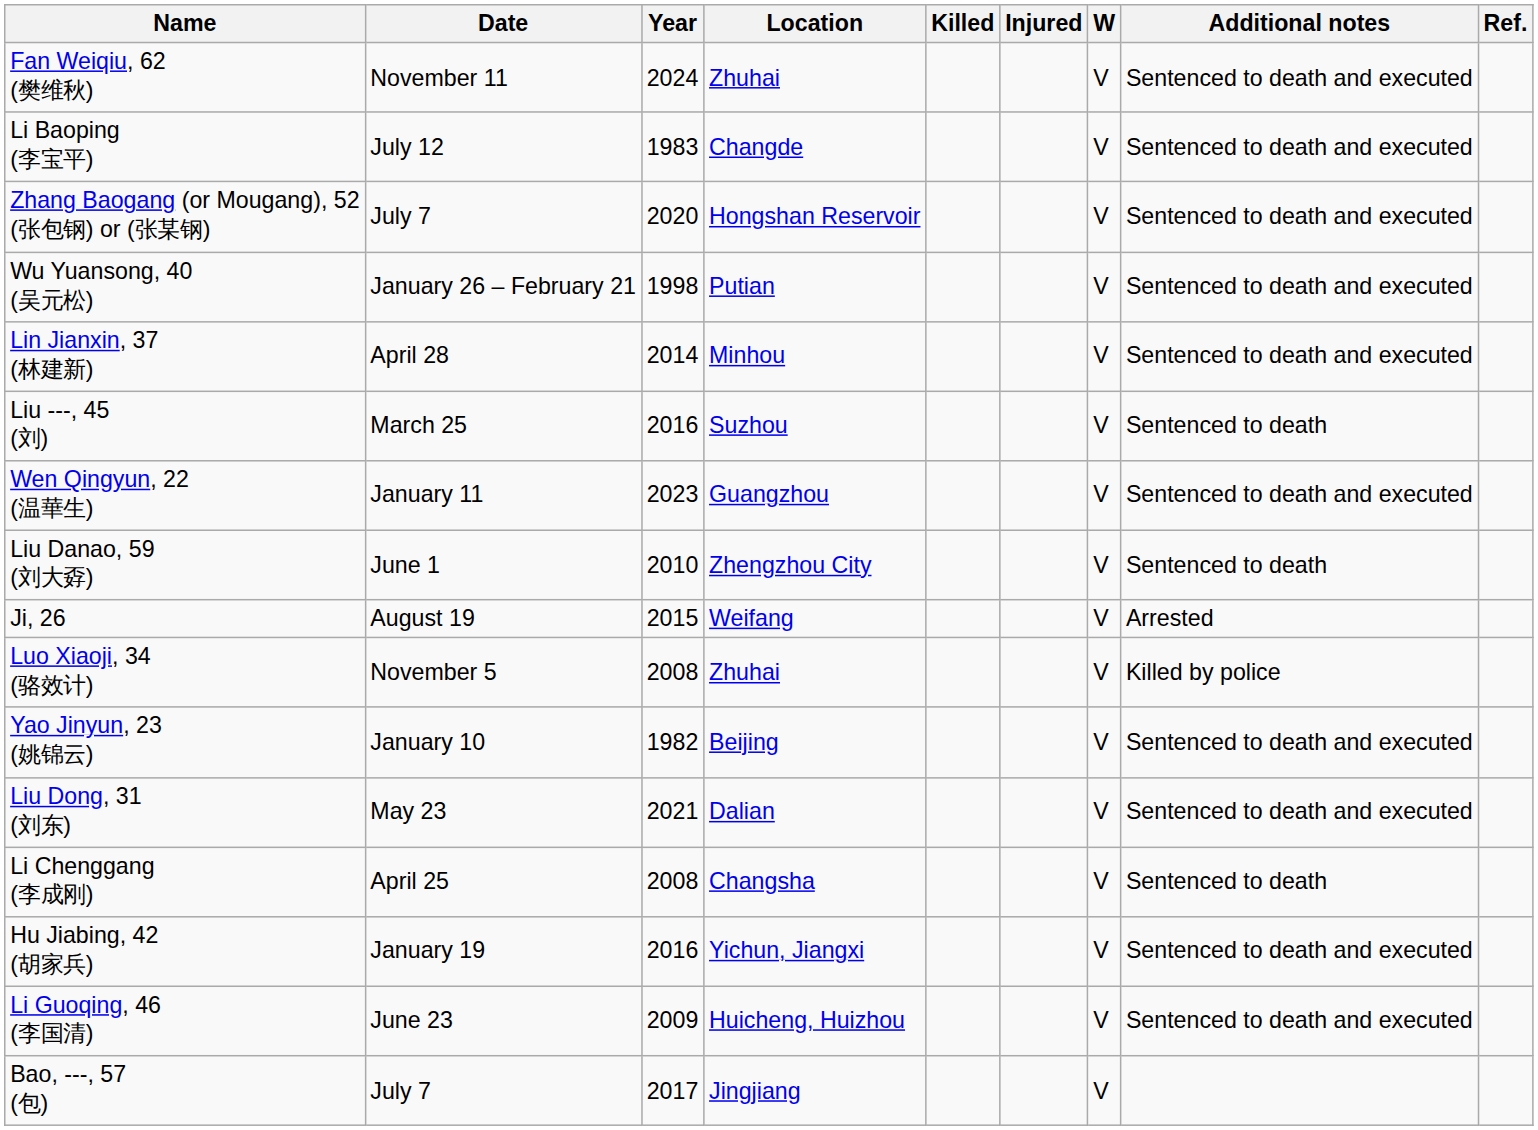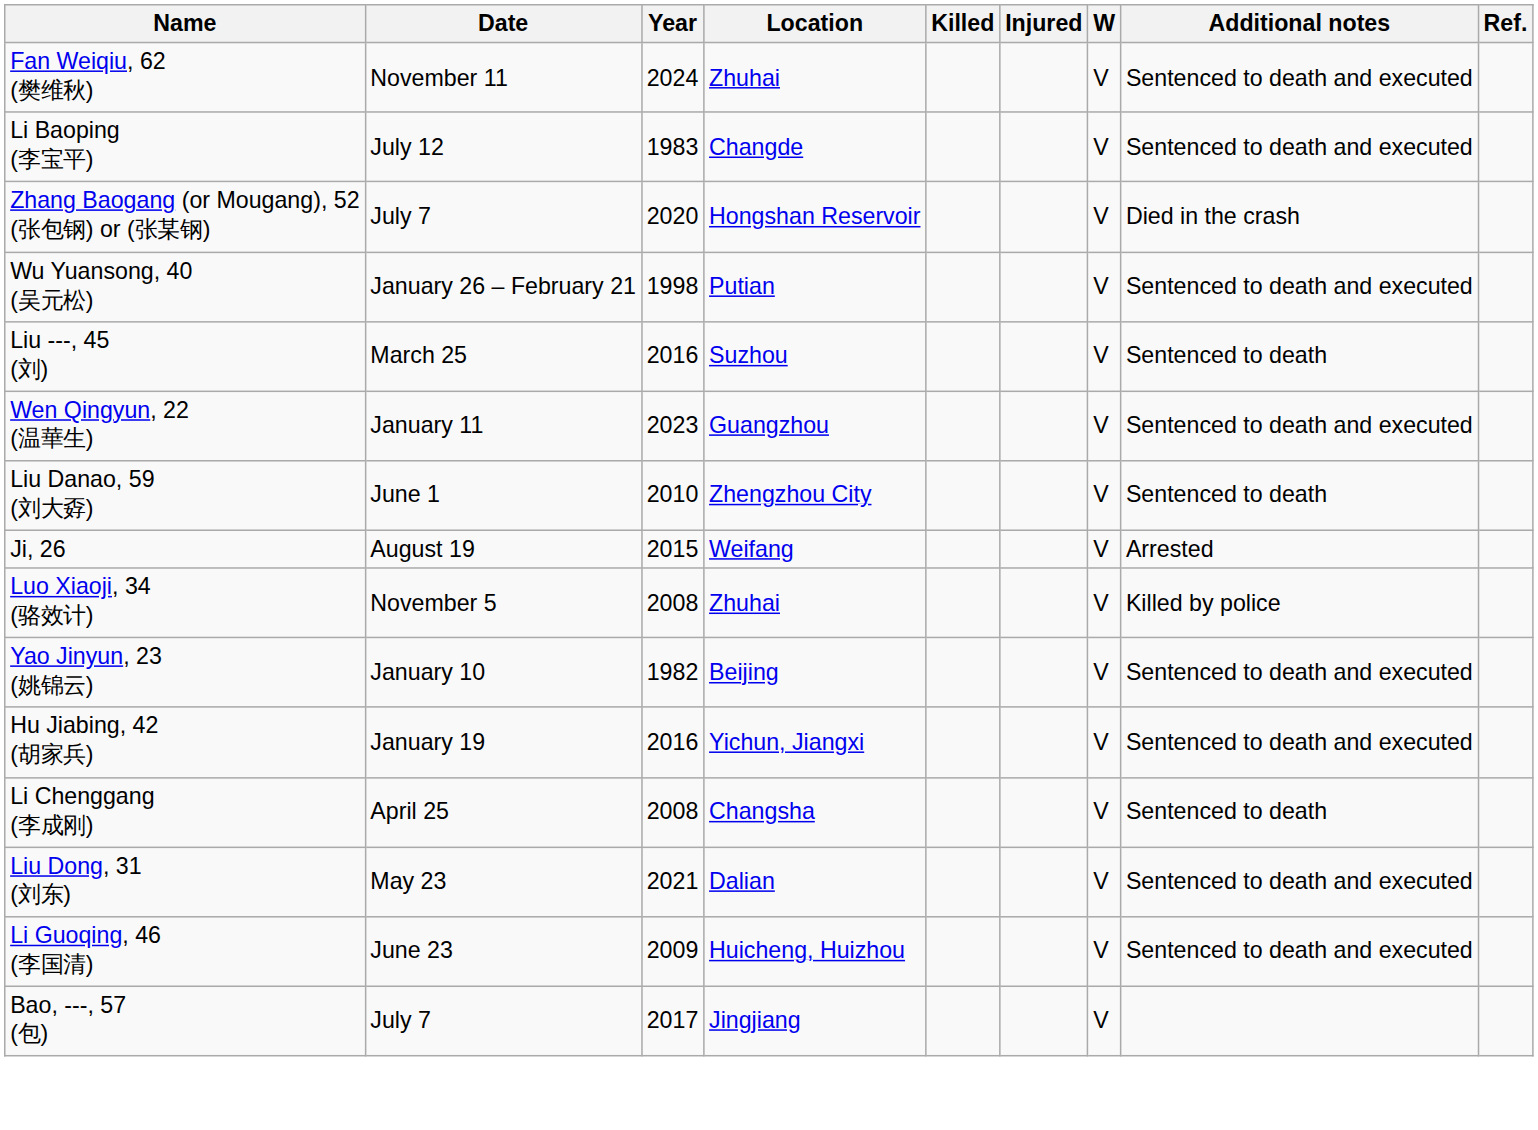(1299, 216) Sentenced to death and executed -> (1213, 216) Died in the crash
- row: (84, 354)
rows swapped: (76, 810) <-> (84, 949)
